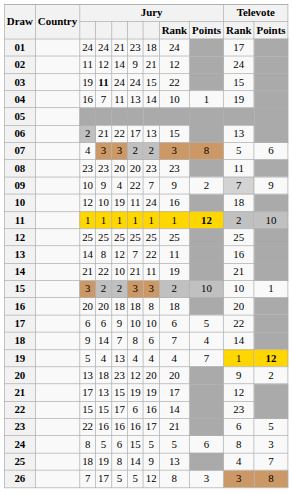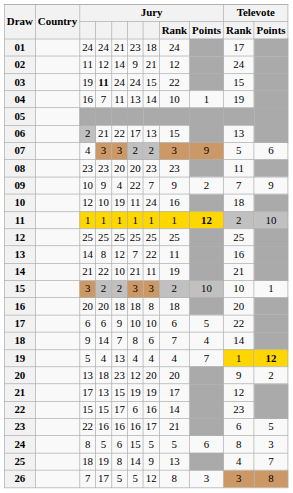(207, 151) 8 -> (207, 151) 9
(239, 185) lightgrey background -> (239, 185) no background
